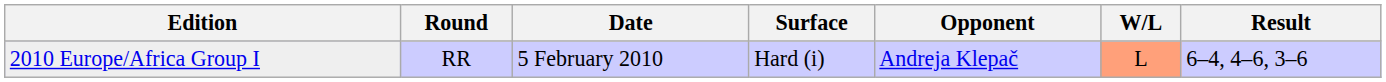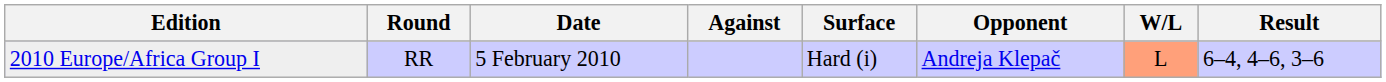+ column: (744, 22)
